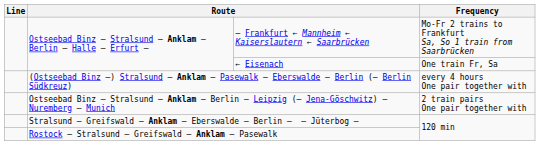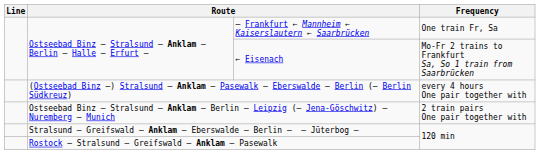(467, 37) Mo-Fr 2 trains to Frankfurt Sa, So 1 train from Saarbrücken -> (460, 28) One train Fr, Sa
(460, 64) One train Fr, Sa -> (467, 59) Mo-Fr 2 trains to Frankfurt Sa, So 1 train from Saarbrücken
